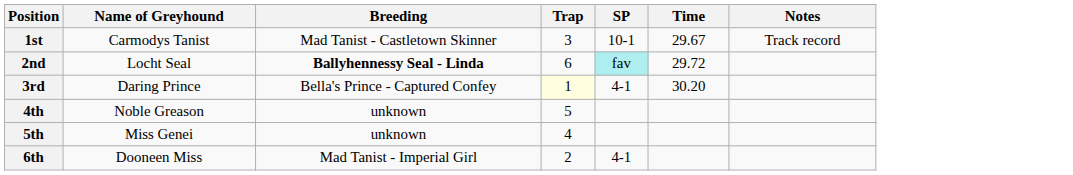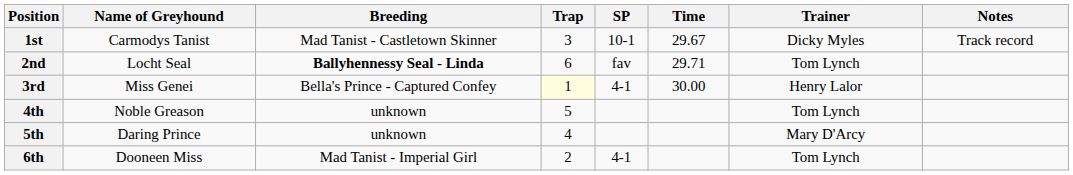+ column: (826, 16)
(621, 63) paleturquoise background -> (621, 63) no background
(689, 63) 29.72 -> (689, 63) 29.71
(159, 87) Daring Prince -> (159, 87) Miss Genei
(689, 87) 30.20 -> (689, 87) 30.00
(159, 134) Miss Genei -> (159, 134) Daring Prince
